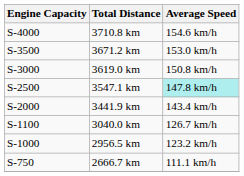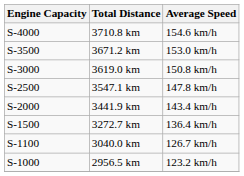(191, 88) paleturquoise background -> (191, 88) no background
+ row: (116, 125)
- row: (116, 162)
